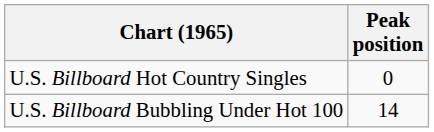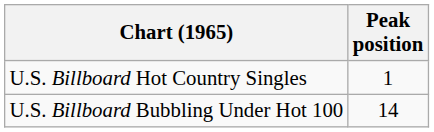(388, 77) 0 -> (388, 77) 1
